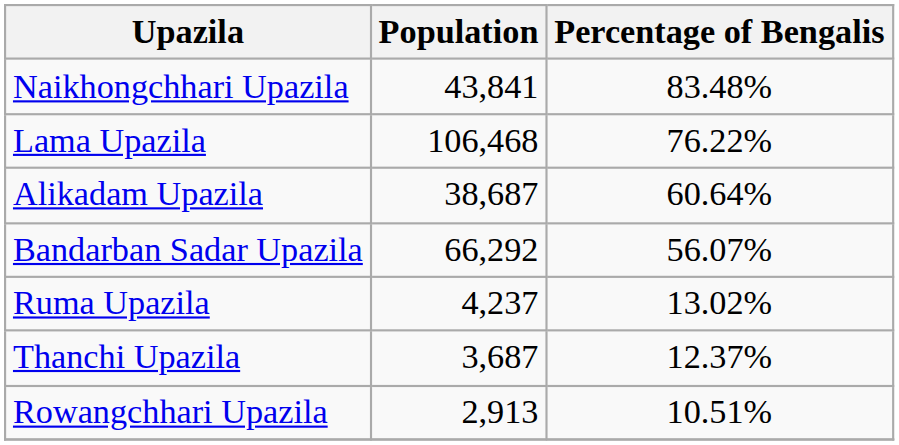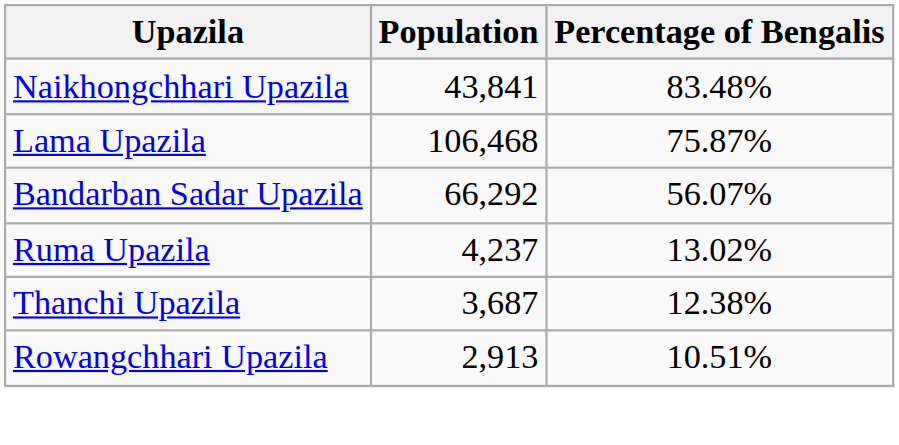(719, 140) 76.22% -> (719, 140) 75.87%
- row: (138, 194)
(719, 357) 12.37% -> (719, 303) 12.38%
